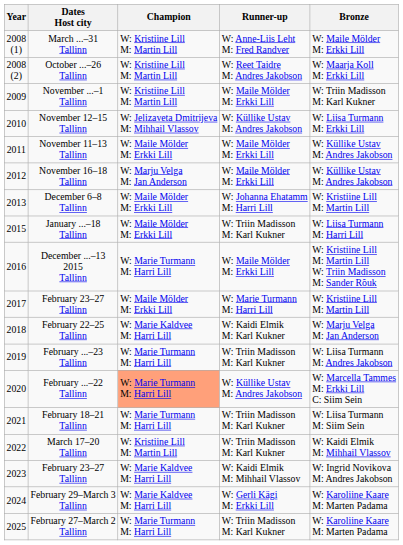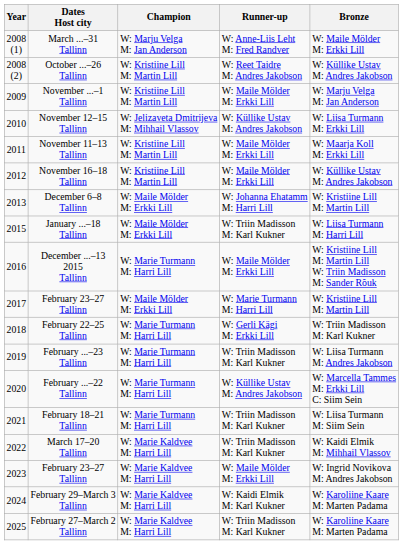(153, 44) W: Kristiine Lill M: Martin Lill -> (154, 44) W: Marju Velga M: Jan Anderson
(343, 70) W: Maarja Koll M: Erkki Lill -> (352, 70) W: Küllike Ustav M: Andres Jakobson
(349, 97) W: Triin Madisson M: Karl Kukner -> (346, 97) W: Marju Velga M: Jan Anderson
(154, 150) W: Maile Mölder M: Erkki Lill -> (153, 150) W: Kristiine Lill M: Martin Lill
(352, 150) W: Küllike Ustav M: Andres Jakobson -> (343, 150) W: Maarja Koll M: Erkki Lill
(154, 176) W: Marju Velga M: Jan Anderson -> (153, 176) W: Kristiine Lill M: Martin Lill
(156, 330) W: Marie Kaldvee M: Harri Lill -> (158, 330) W: Marie Turmann M: Harri Lill
(253, 330) W: Kaidi Elmik M: Karl Kukner -> (250, 330) W: Gerli Kägi M: Erkki Lill
(346, 330) W: Marju Velga M: Jan Anderson -> (349, 330) W: Triin Madisson M: Karl Kukner
(158, 389) lightsalmon background -> (158, 389) no background
(153, 447) W: Kristiine Lill M: Martin Lill -> (156, 447) W: Marie Kaldvee M: Harri Lill
(261, 474) W: Kaidi Elmik M: Mihhail Vlassov -> (256, 474) W: Maile Mölder M: Erkki Lill
(250, 500) W: Gerli Kägi M: Erkki Lill -> (253, 500) W: Kaidi Elmik M: Karl Kukner
(158, 526) W: Marie Turmann M: Harri Lill -> (156, 526) W: Marie Kaldvee M: Harri Lill
